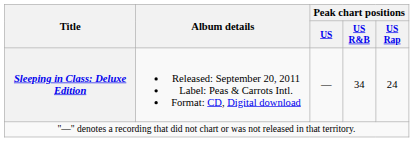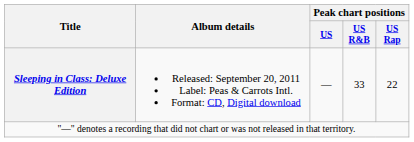(359, 84) 34 -> (359, 84) 33
(392, 84) 24 -> (392, 84) 22
